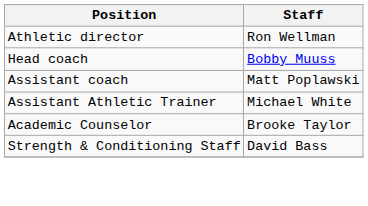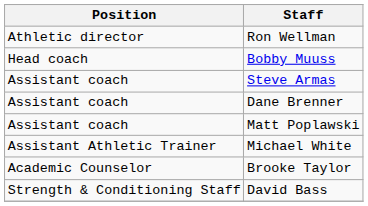+ row: (291, 81)
+ row: (295, 103)
